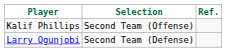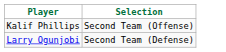- column: (209, 11)
